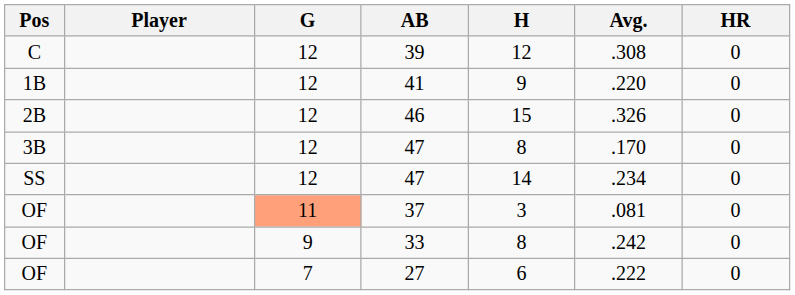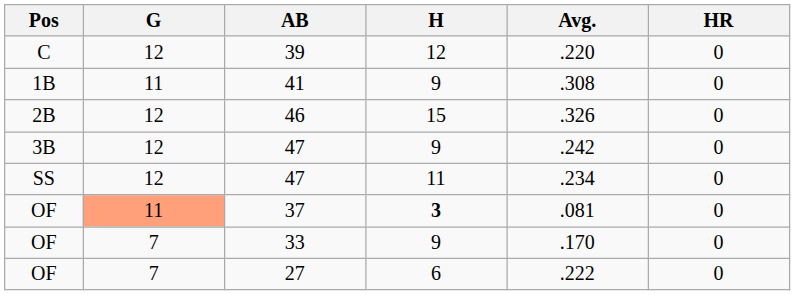- column: (159, 20)
(629, 52) .308 -> (577, 52) .220
(308, 83) 12 -> (154, 83) 11
(629, 83) .220 -> (577, 83) .308
(522, 147) 8 -> (436, 147) 9
(629, 147) .170 -> (577, 147) .242
(522, 178) 14 -> (436, 178) 11
(522, 210) normal -> (436, 210) bold
(308, 242) 9 -> (154, 242) 7
(522, 242) 8 -> (436, 242) 9
(629, 242) .242 -> (577, 242) .170
